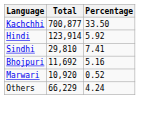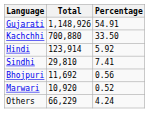+ row: (25, 24)
(65, 24) 700,877 -> (65, 37) 700,880
(95, 62) 5.16 -> (104, 75) 0.56
